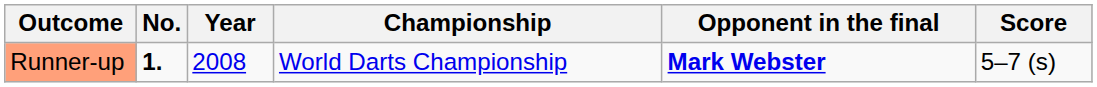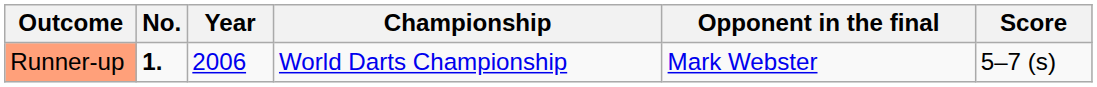(219, 61) 2008 -> (219, 61) 2006
(747, 61) bold -> (743, 61) normal
